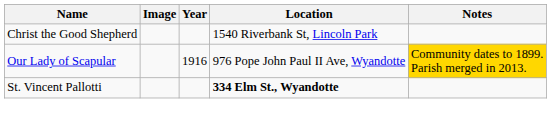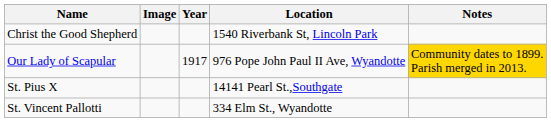(195, 61) 1916 -> (195, 61) 1917
+ row: (32, 87)
(276, 87) bold -> (272, 107) normal
